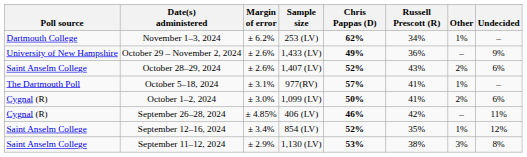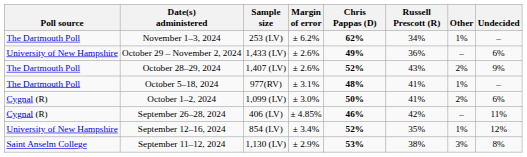columns swapped: (301, 17) <-> (261, 17)
(42, 38) Dartmouth College -> (43, 38) The Dartmouth Poll
(499, 53) 9% -> (499, 53) 6%
(47, 68) Saint Anselm College -> (43, 68) The Dartmouth Poll
(499, 68) 6% -> (499, 68) 9%
(355, 84) 57% -> (355, 84) 48%
(47, 129) Saint Anselm College -> (62, 129) University of New Hampshire
